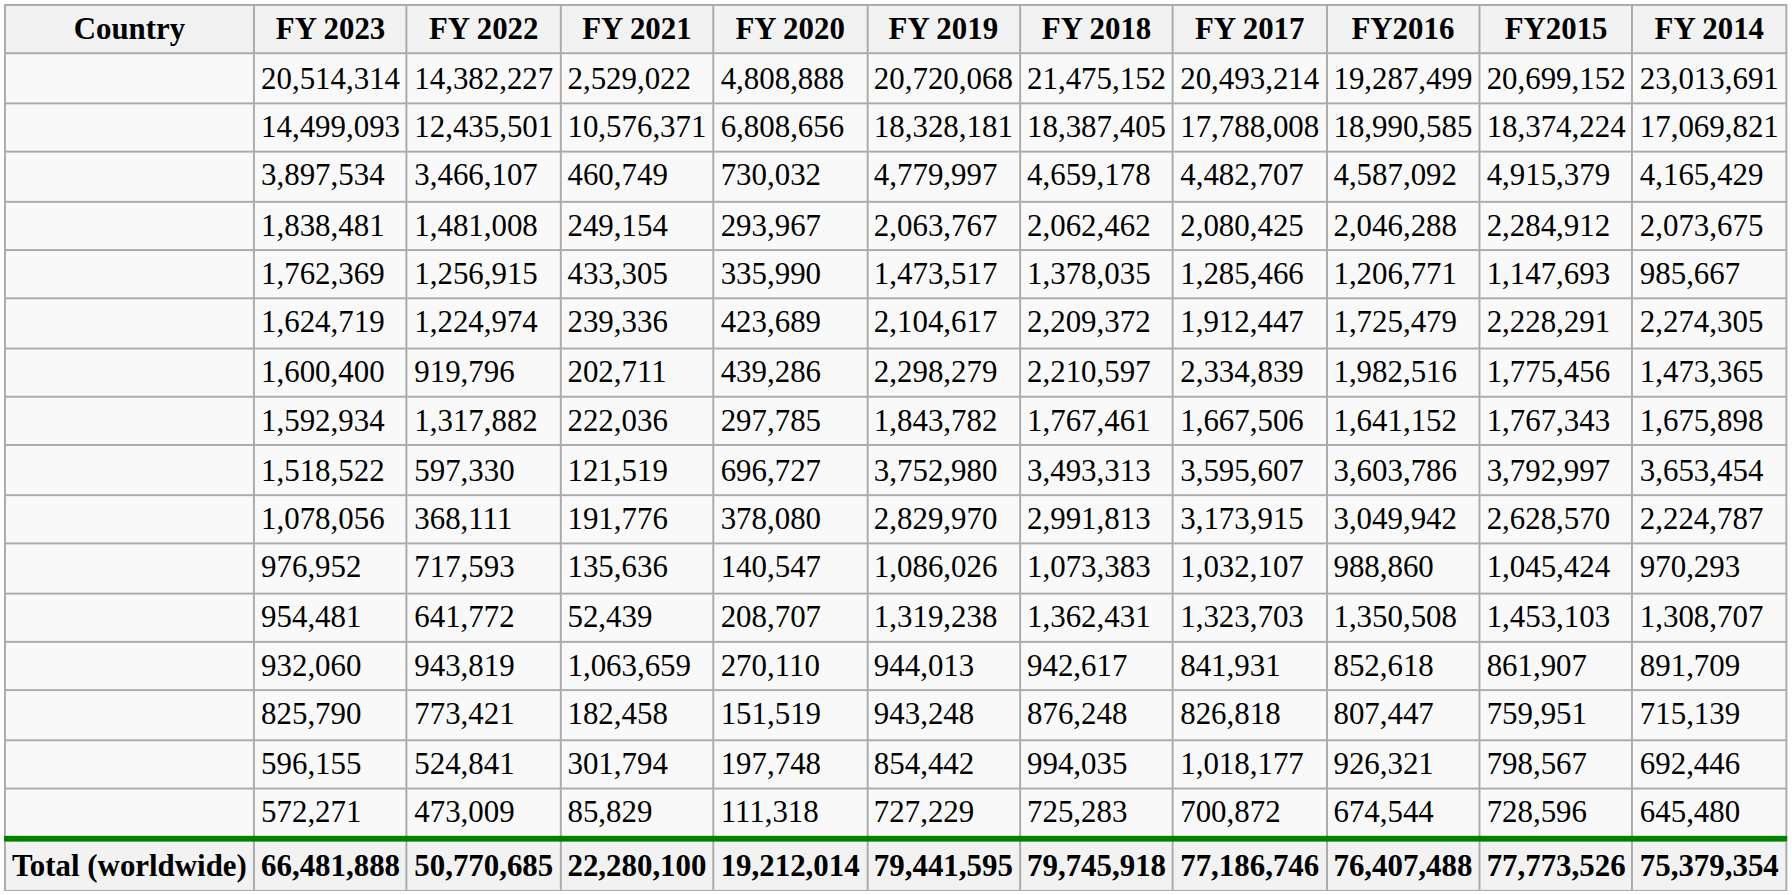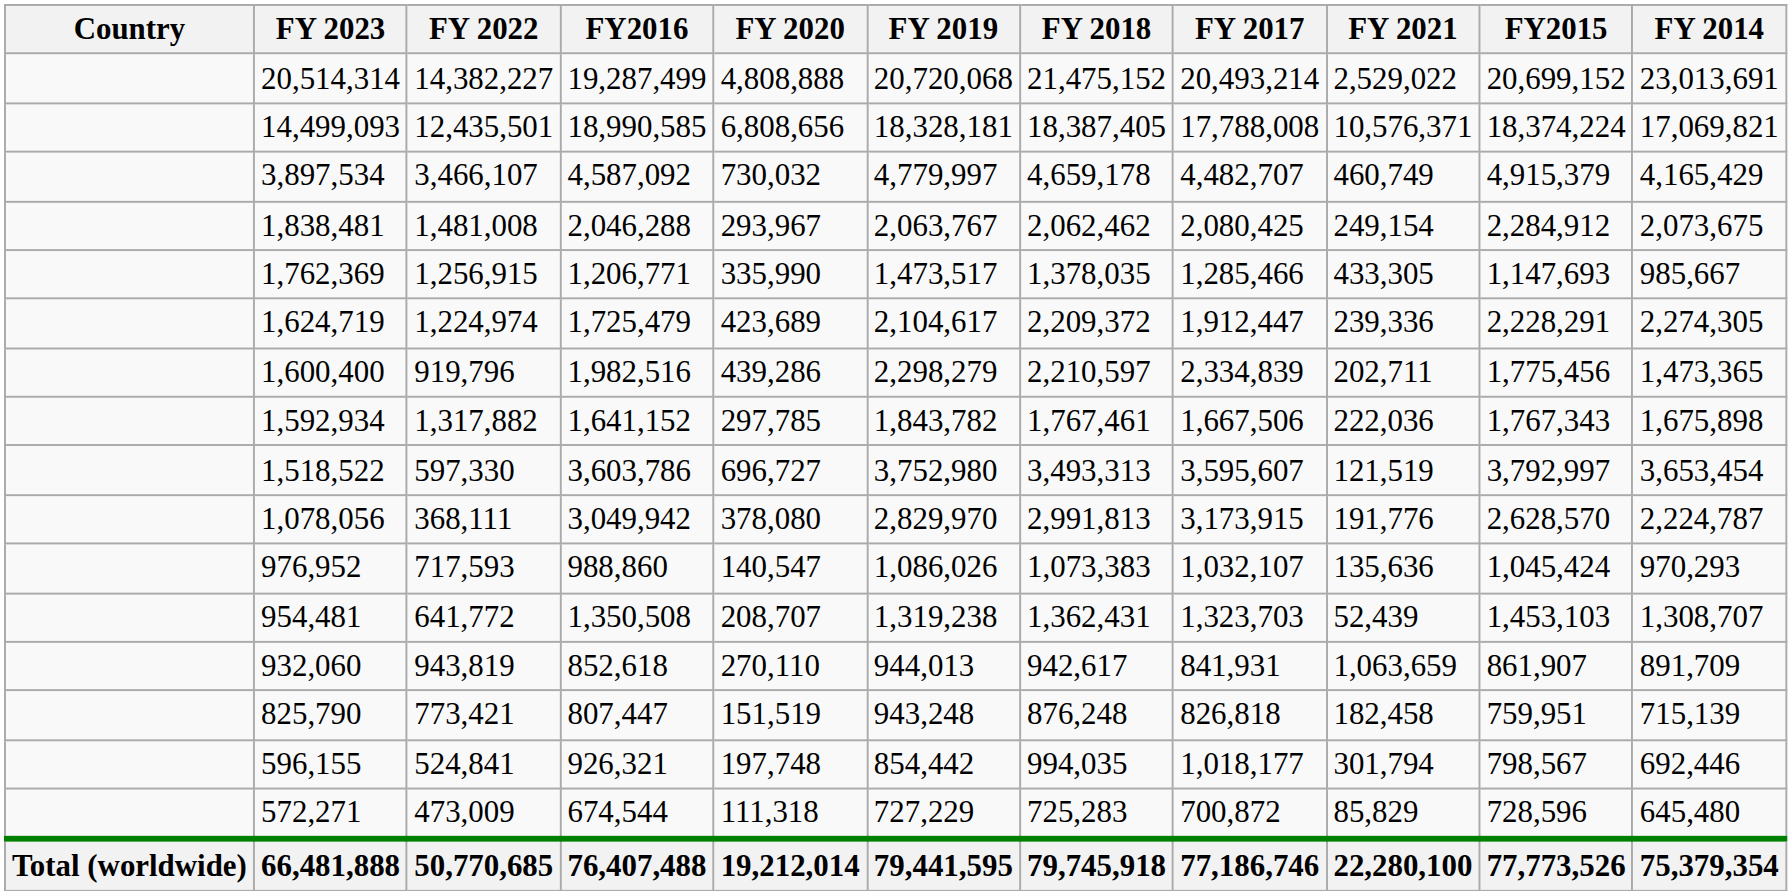columns swapped: (637, 28) <-> (1403, 28)
